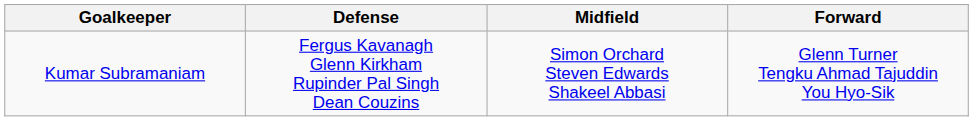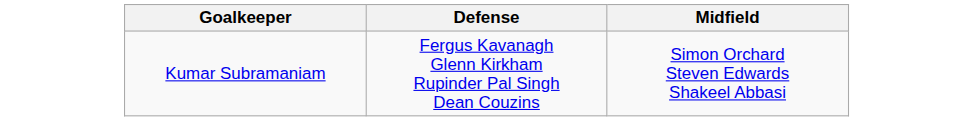- column: (848, 17)
